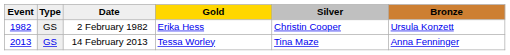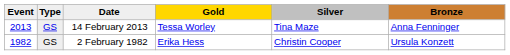rows swapped: (115, 27) <-> (112, 42)
